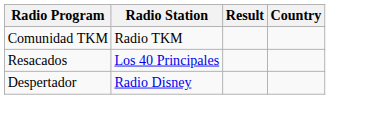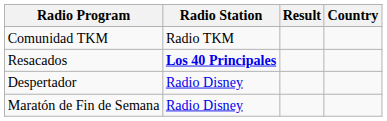(167, 60) normal -> (221, 60) bold
+ row: (84, 104)
